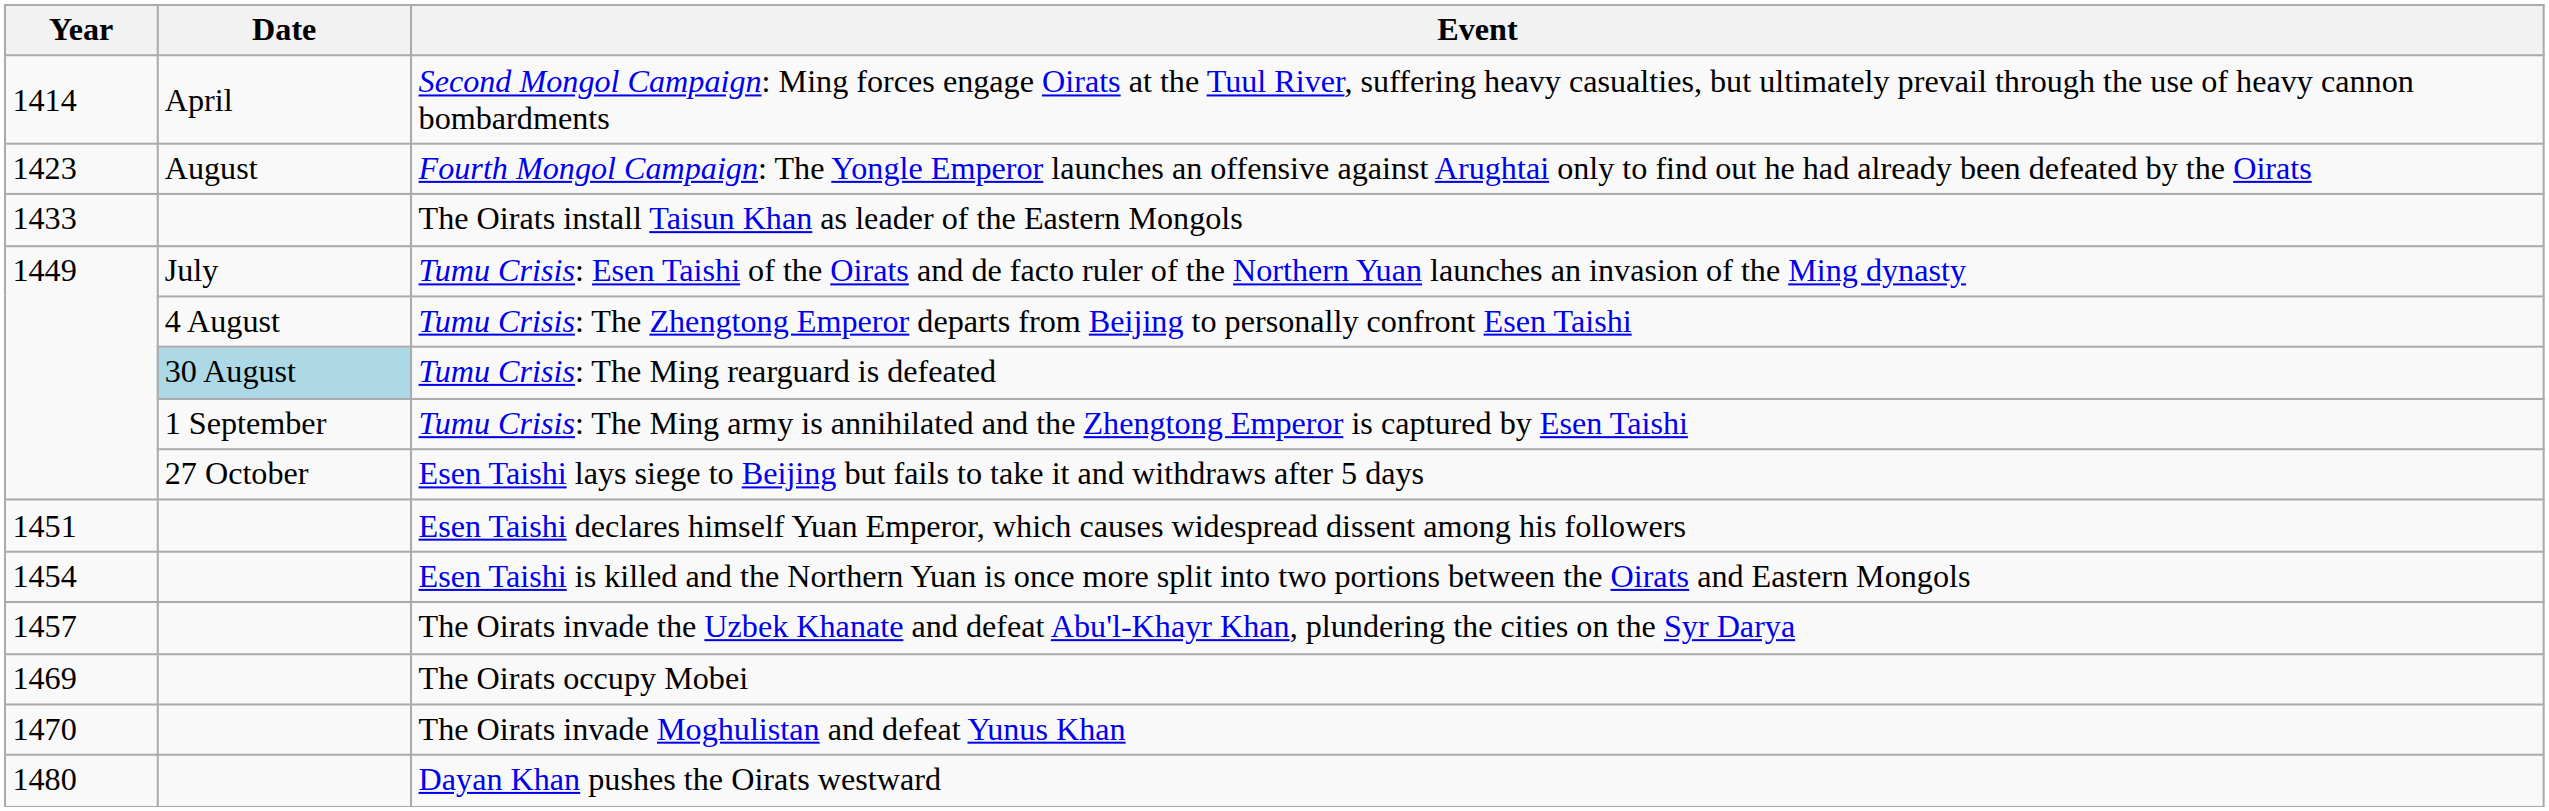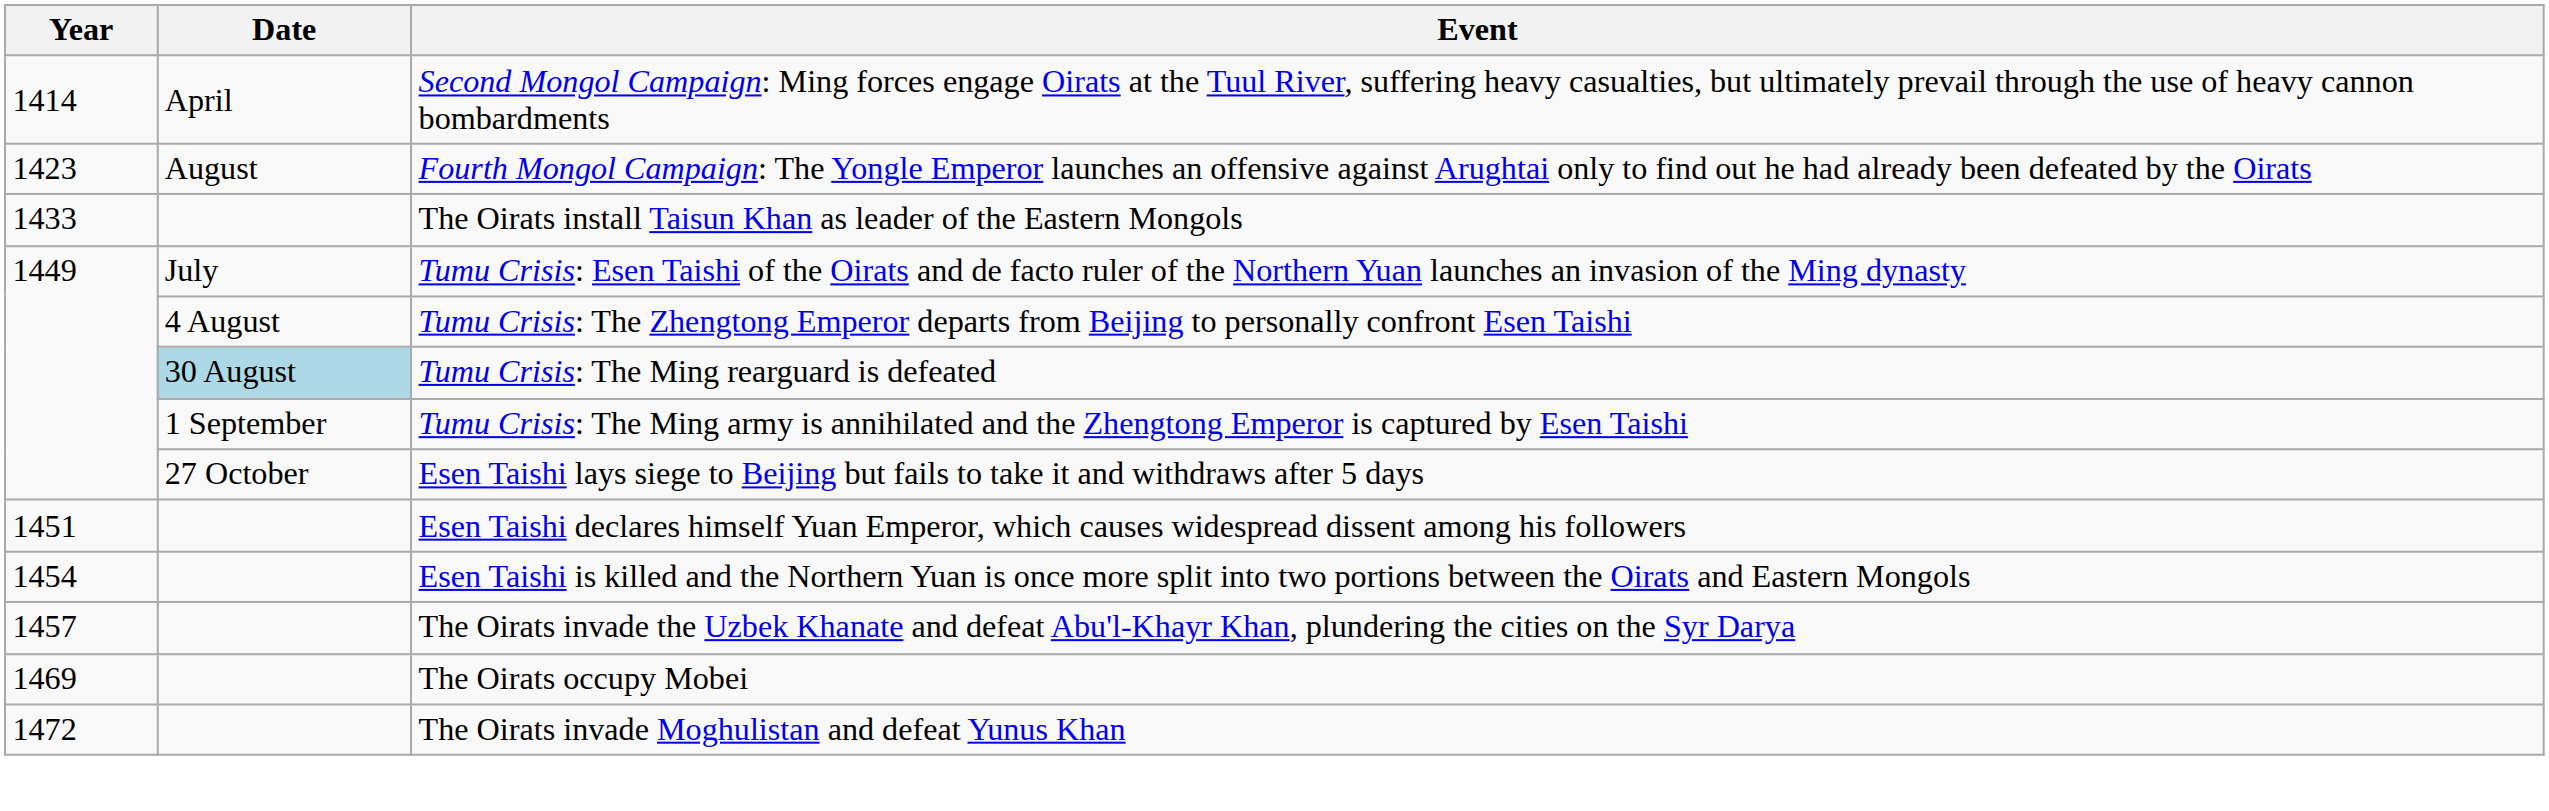(45, 729) 1470 -> (45, 729) 1472
- row: (680, 780)
